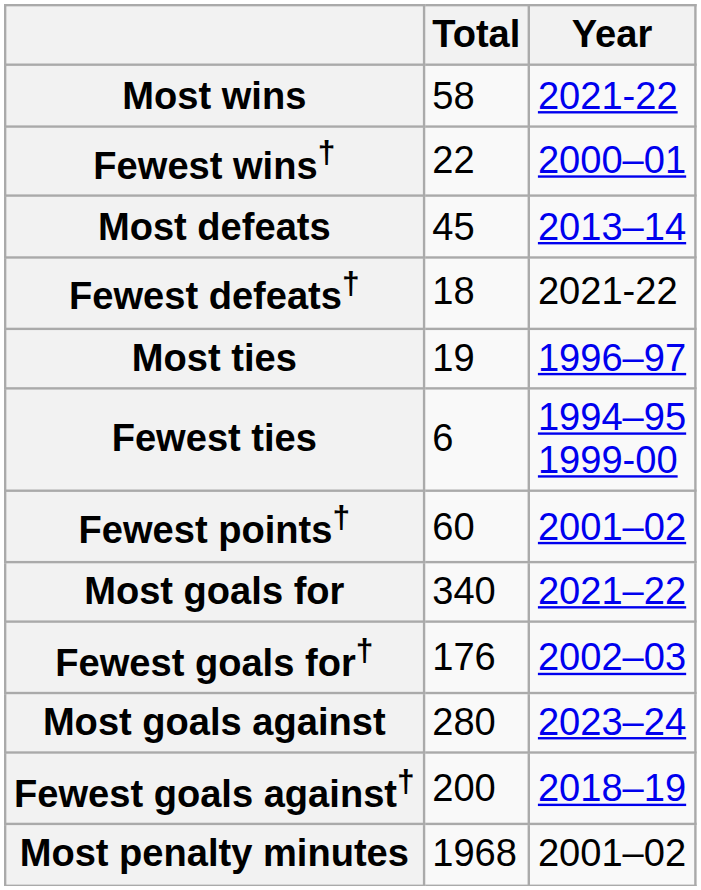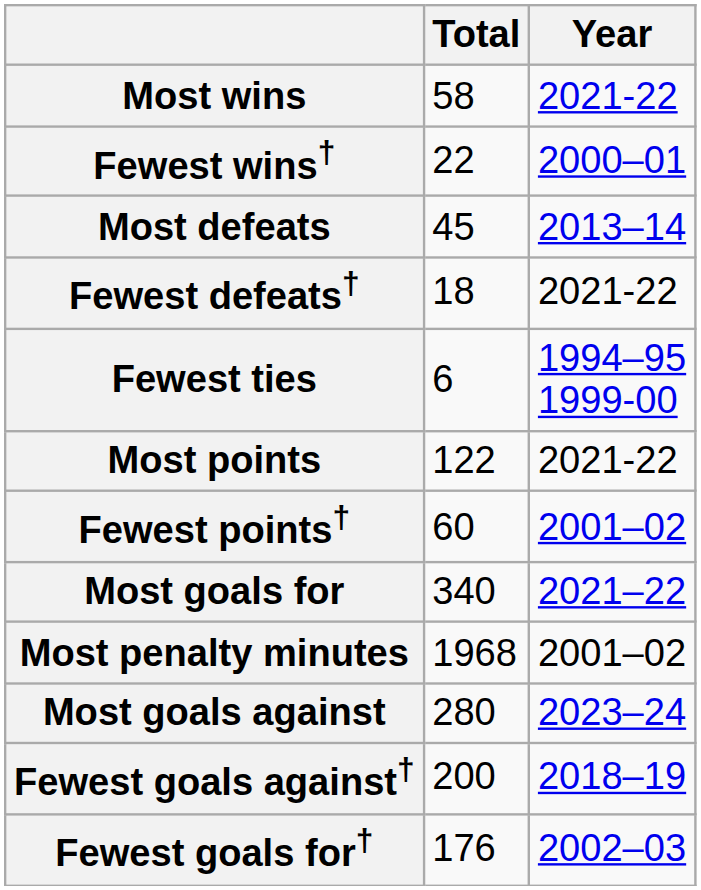- row: (214, 357)
+ row: (214, 460)
rows swapped: (214, 657) <-> (214, 853)
